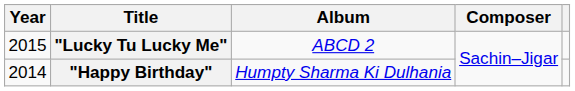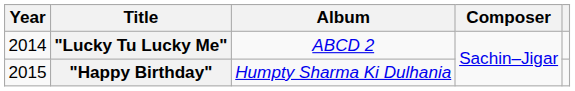(28, 45) 2015 -> (28, 45) 2014
(28, 72) 2014 -> (28, 72) 2015
